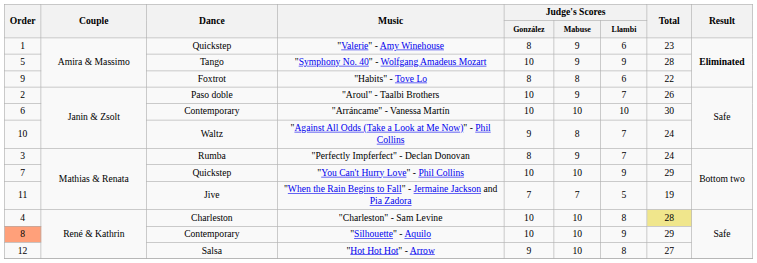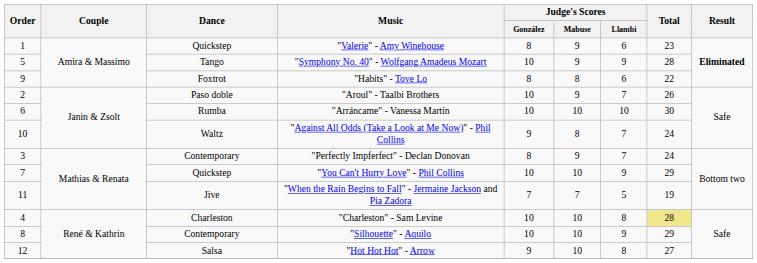(212, 111) Contemporary -> (212, 111) Rumba
(212, 156) Rumba -> (212, 156) Contemporary
(23, 234) lightsalmon background -> (23, 234) no background
